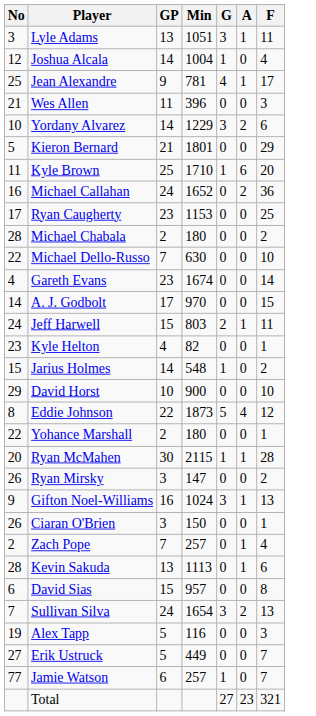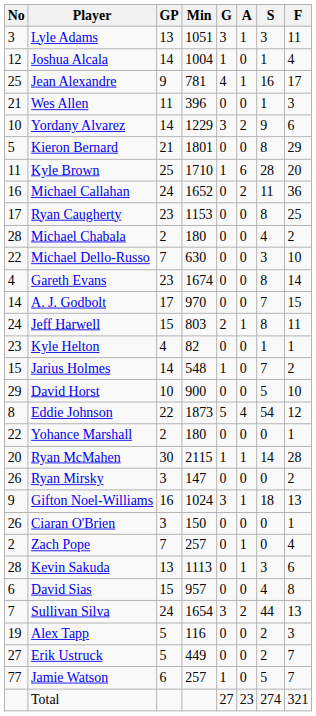+ column: (271, 15)
